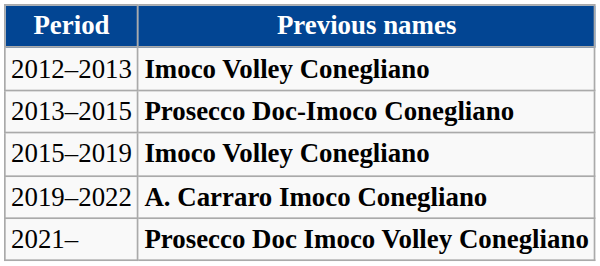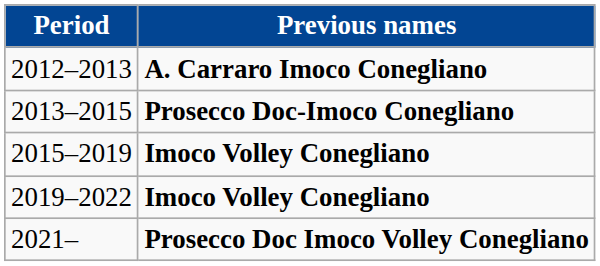(287, 68) Imoco Volley Conegliano -> (316, 68) A. Carraro Imoco Conegliano
(316, 196) A. Carraro Imoco Conegliano -> (287, 196) Imoco Volley Conegliano
